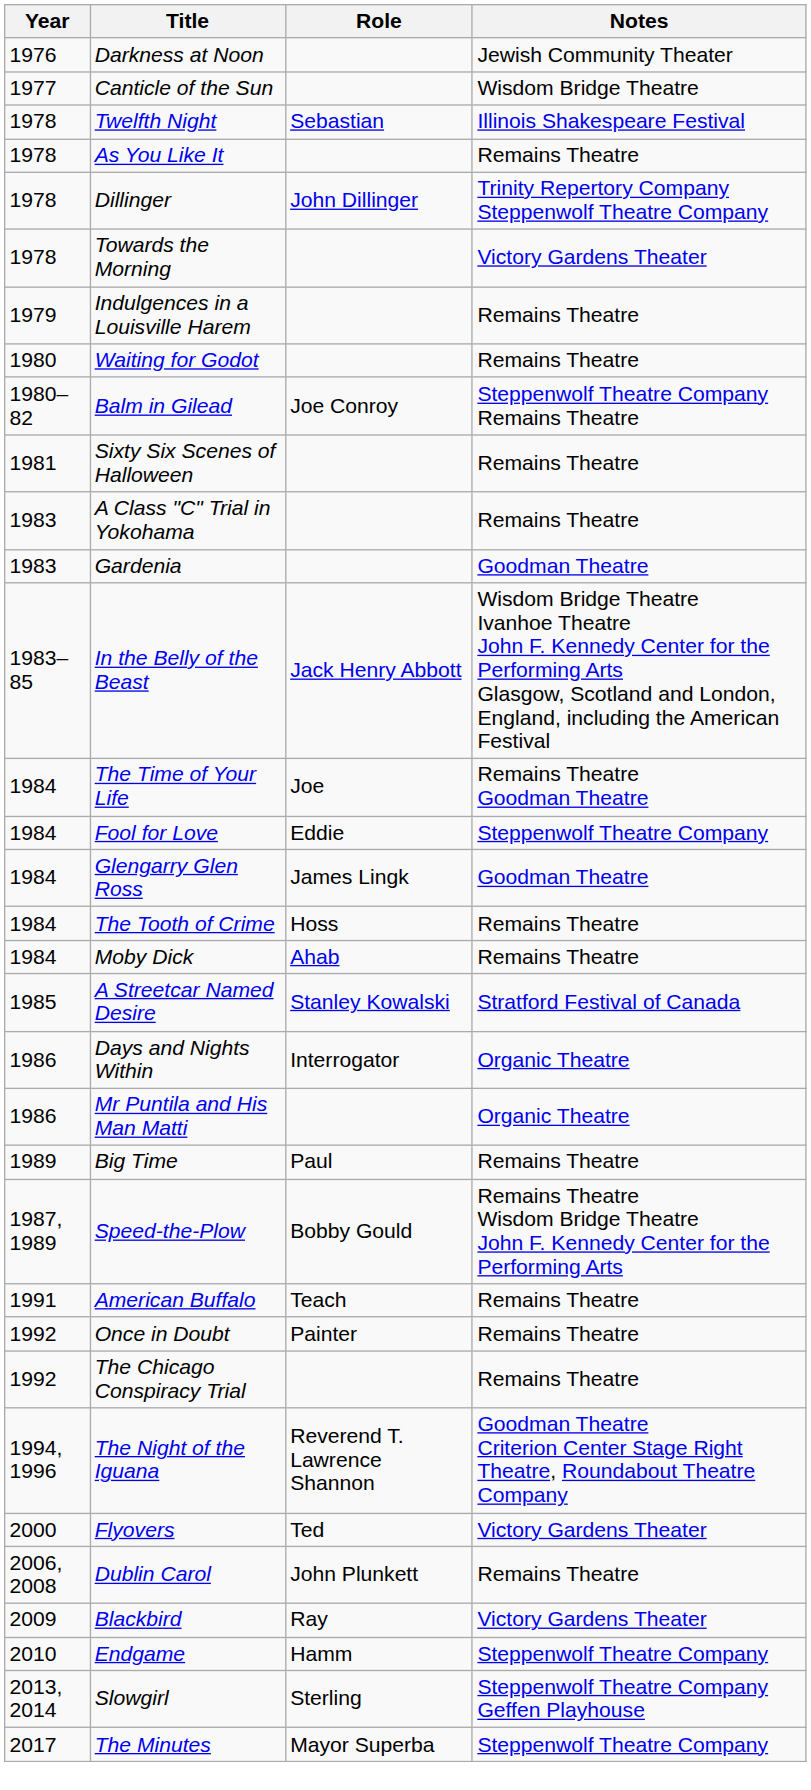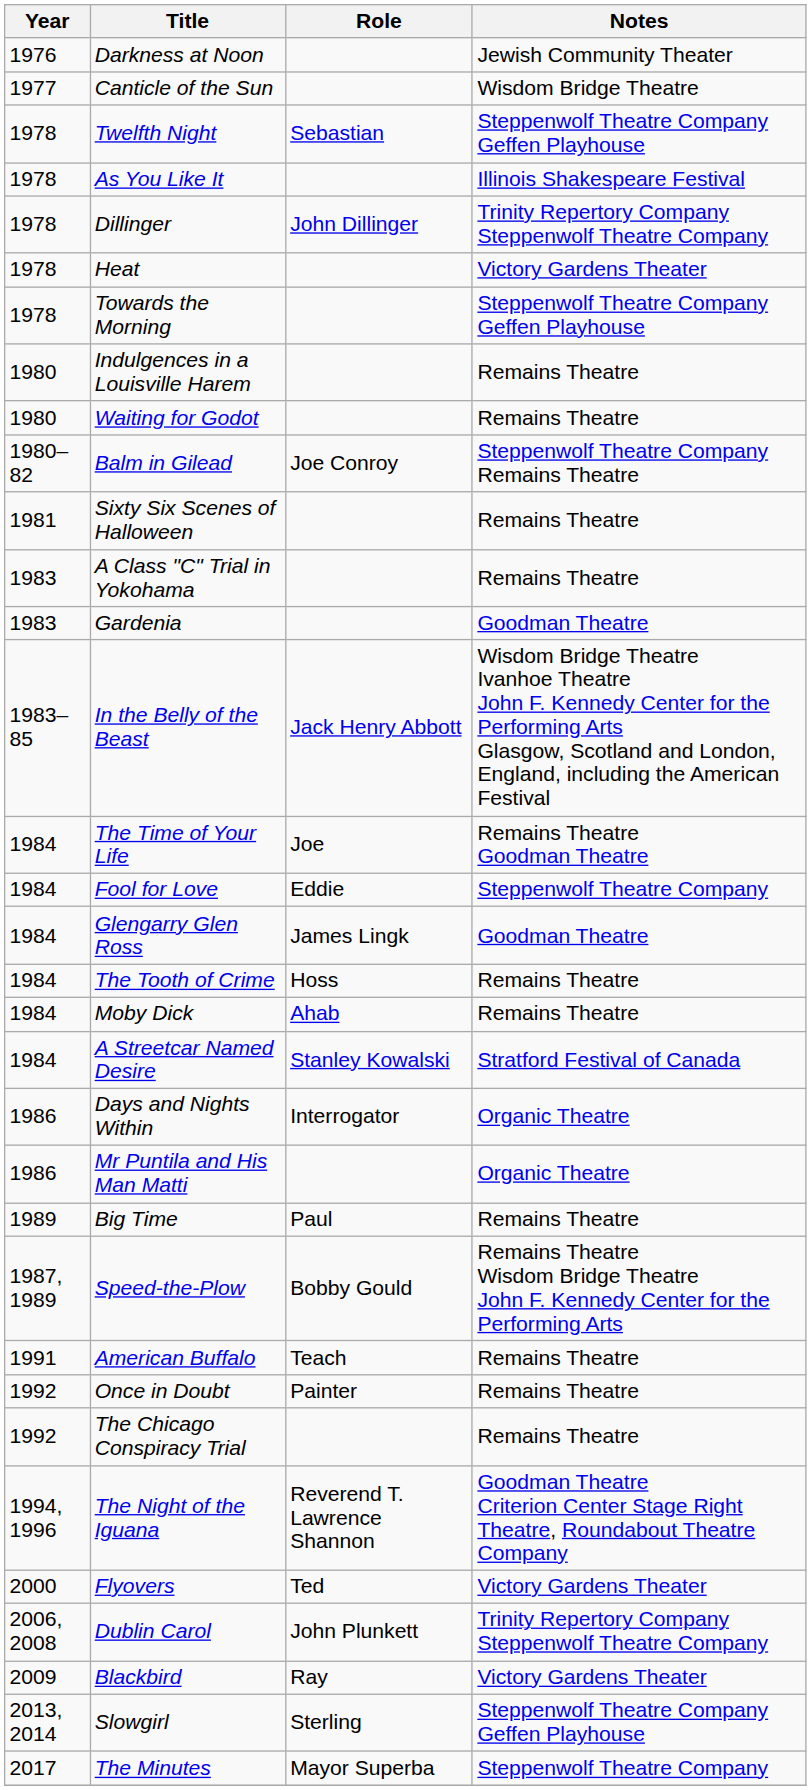(611, 121) Illinois Shakespeare Festival -> (623, 133) Steppenwolf Theatre Company Geffen Playhouse
(558, 155) Remains Theatre -> (611, 178) Illinois Shakespeare Festival
+ row: (117, 269)
(592, 257) Victory Gardens Theater -> (623, 315) Steppenwolf Theatre Company Geffen Playhouse
(33, 315) 1979 -> (33, 372) 1980
(33, 1002) 1985 -> (33, 1059) 1984
(558, 1574) Remains Theatre -> (623, 1631) Trinity Repertory Company Steppenwolf Theatre Company
- row: (140, 1653)
